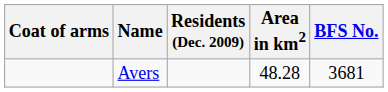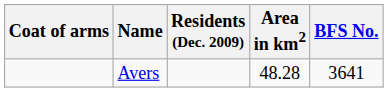(346, 72) 3681 -> (346, 72) 3641
